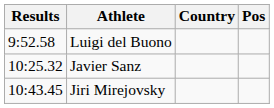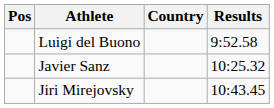columns swapped: (254, 16) <-> (35, 16)
